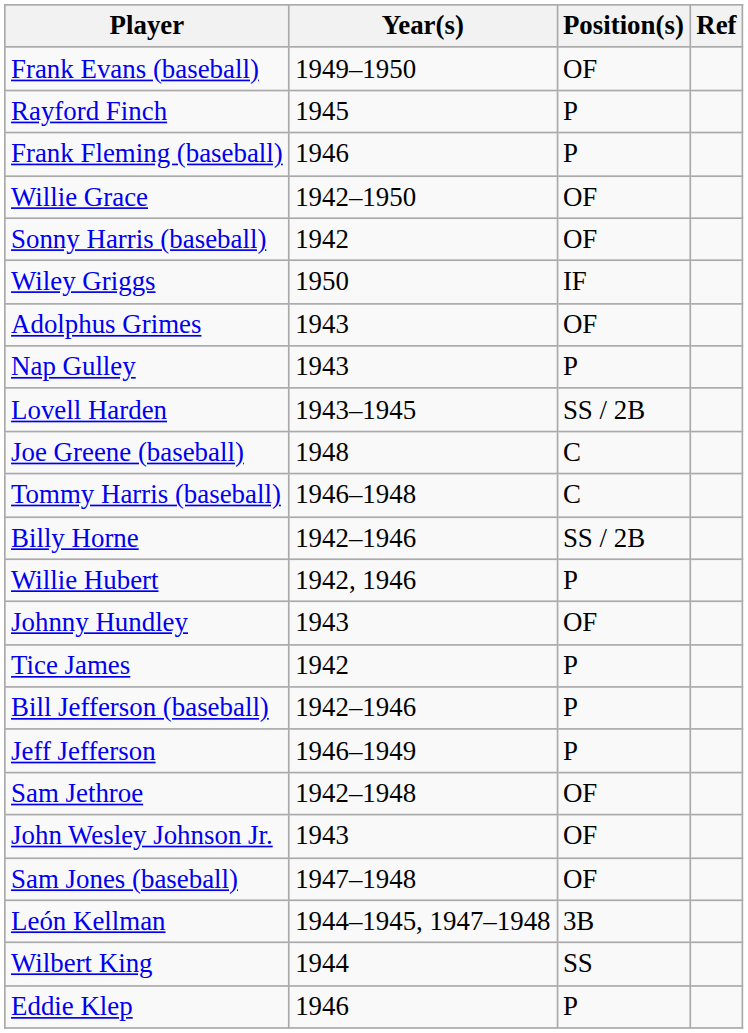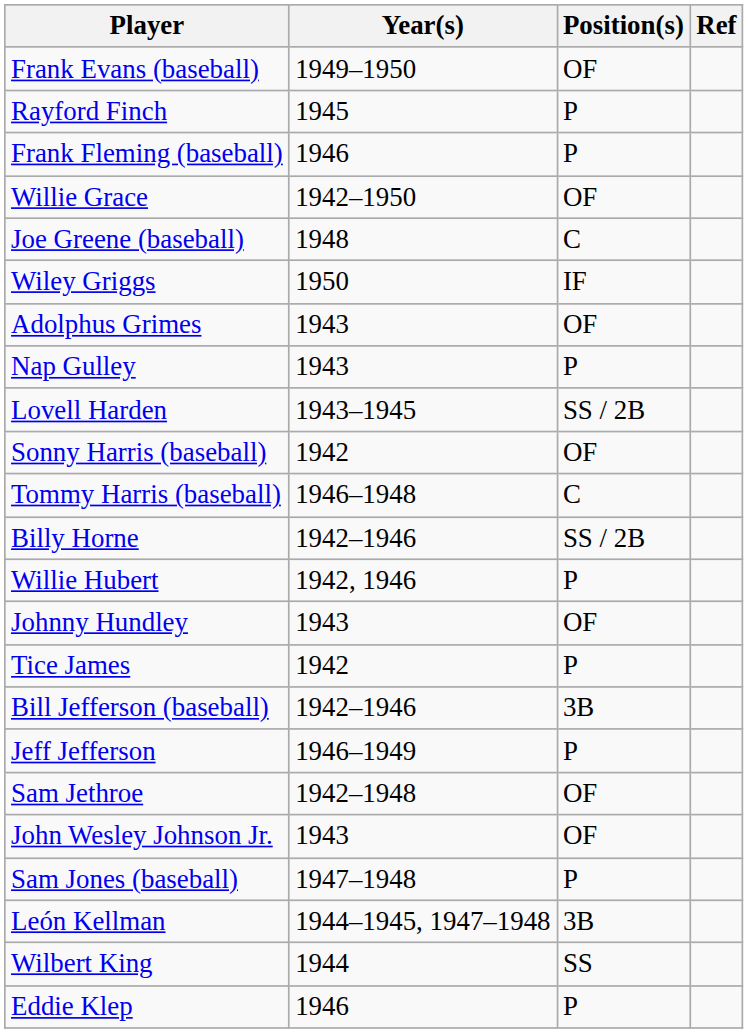rows swapped: (127, 452) <-> (139, 238)
(570, 707) P -> (579, 707) 3B
(580, 878) OF -> (570, 878) P
